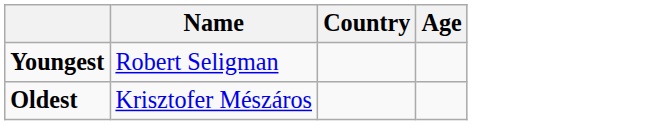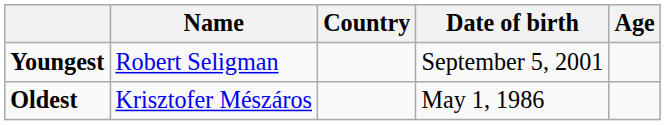+ column: (512, 23)
